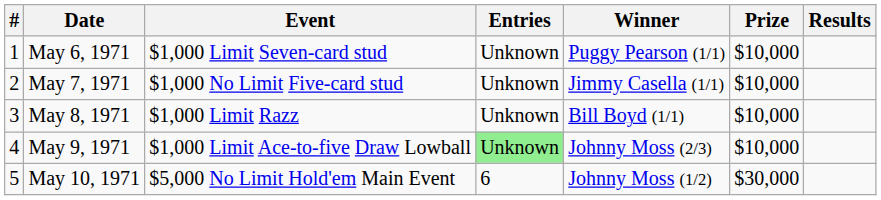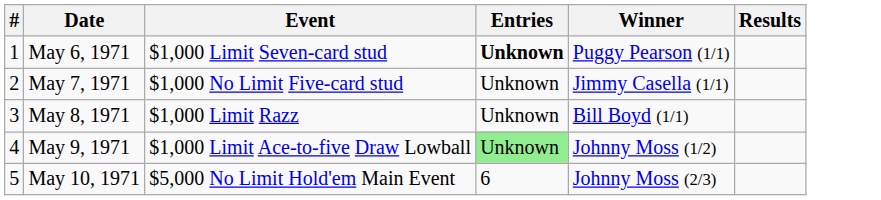- column: (767, 20)
(520, 52) normal -> (522, 52) bold
(640, 147) Johnny Moss (2/3) -> (645, 147) Johnny Moss (1/2)
(640, 178) Johnny Moss (1/2) -> (645, 178) Johnny Moss (2/3)
